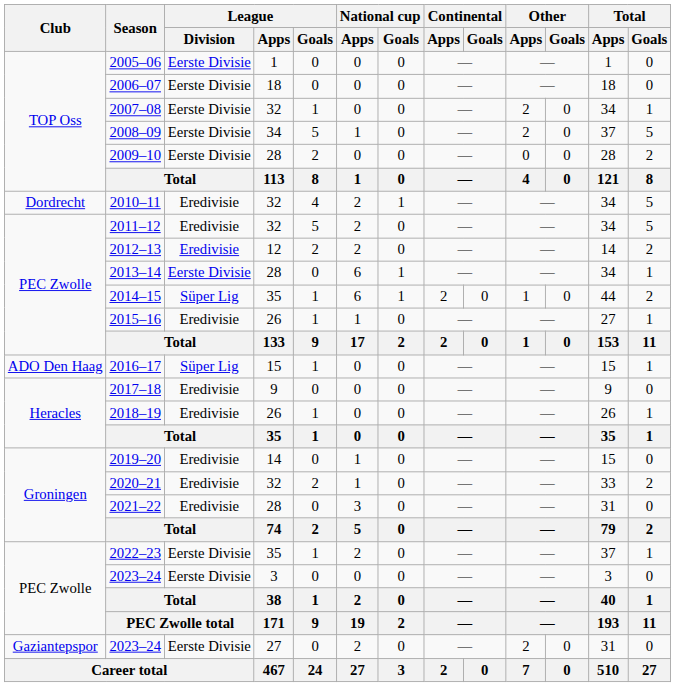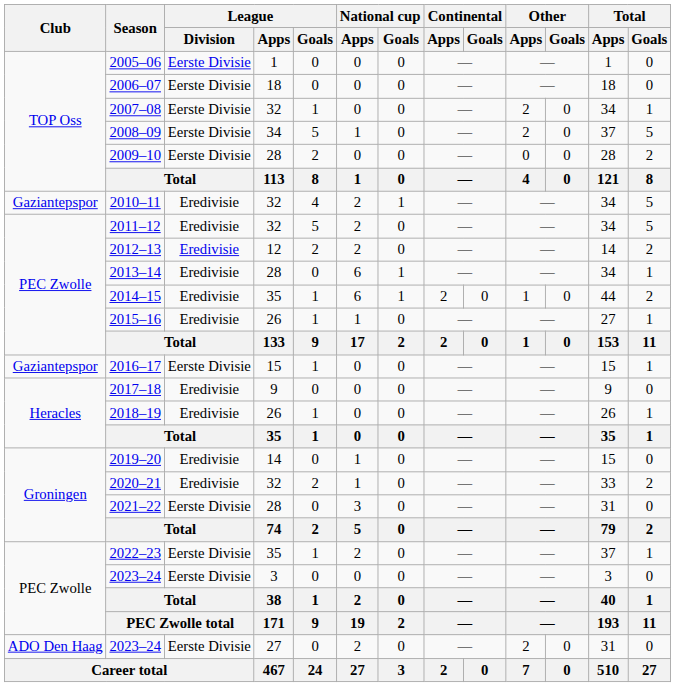(55, 202) Dordrecht -> (55, 202) Gaziantepspor
(209, 272) Eerste Divisie -> (209, 272) Eredivisie
(209, 296) Süper Lig -> (209, 296) Eredivisie
(55, 366) ADO Den Haag -> (55, 366) Gaziantepspor
(209, 366) Süper Lig -> (209, 366) Eerste Divisie
(209, 506) Eredivisie -> (209, 506) Eerste Divisie
(55, 646) Gaziantepspor -> (55, 646) ADO Den Haag
